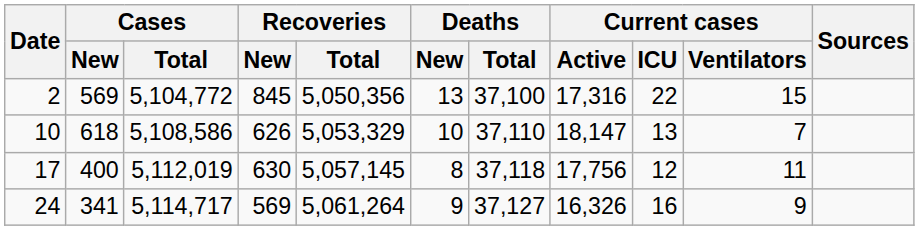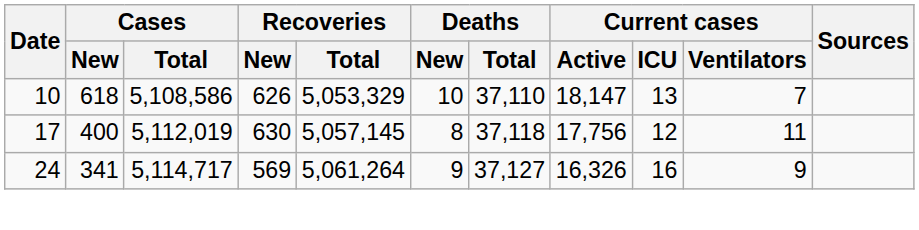- row: (54, 96)
